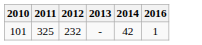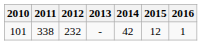+ column: (155, 13)
(45, 31) 325 -> (45, 31) 338
